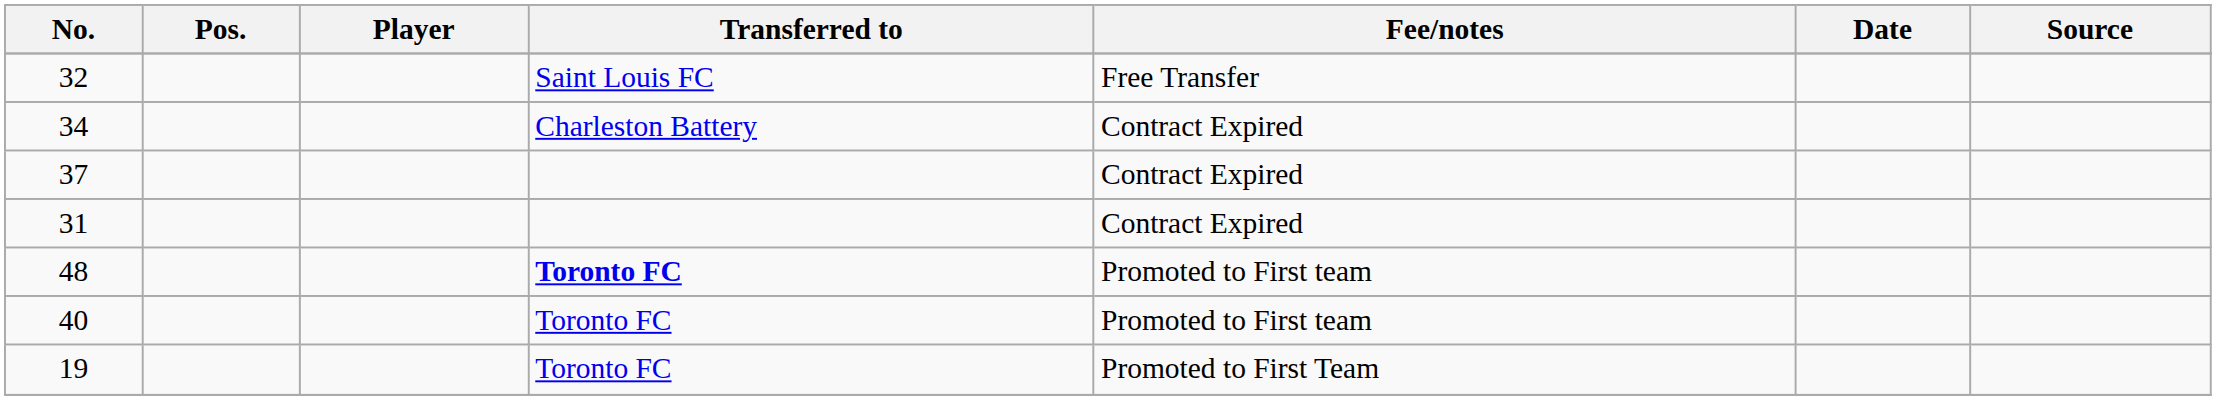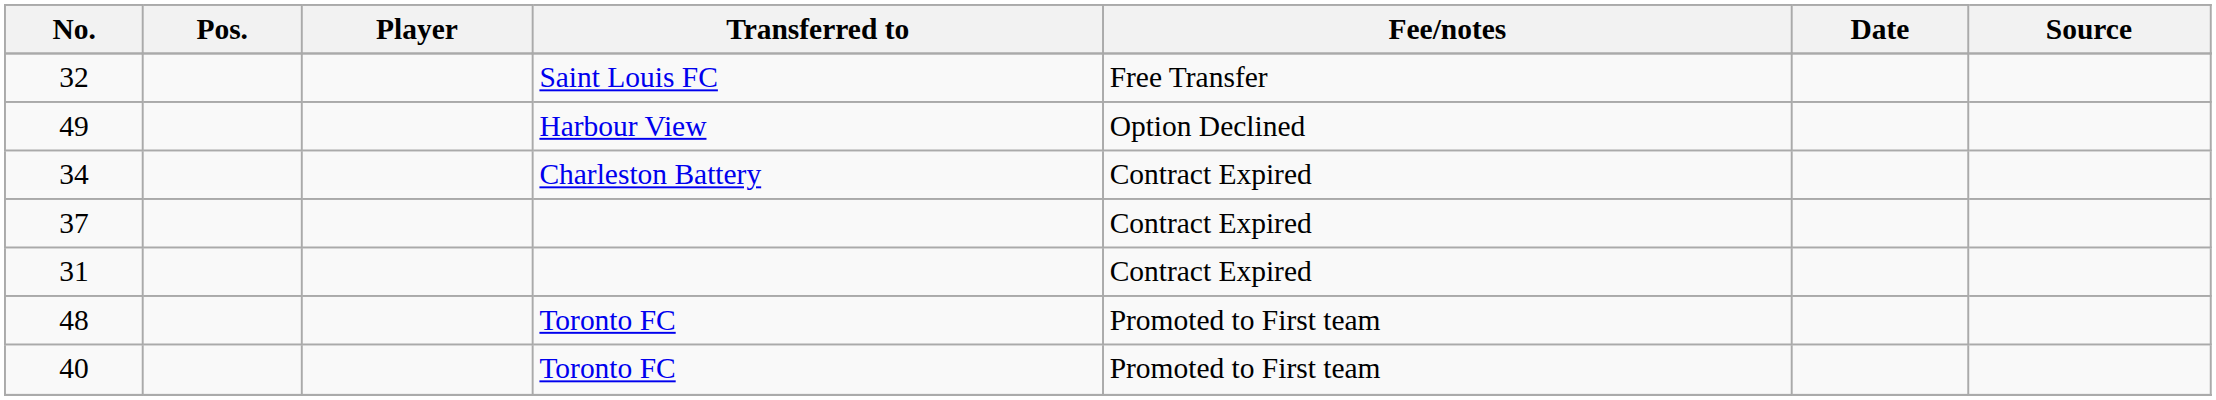+ row: (74, 126)
(609, 272) bold -> (608, 320) normal
- row: (74, 369)
